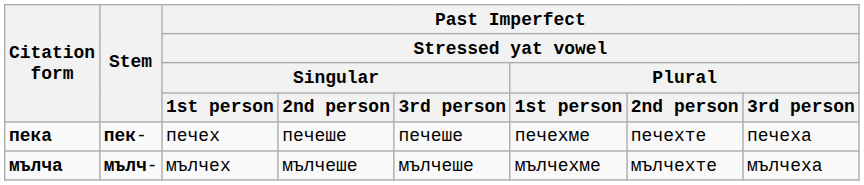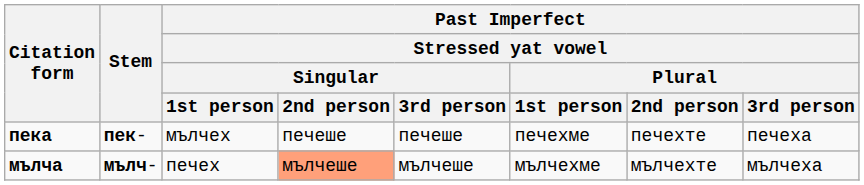(193, 136) печех -> (198, 136) мълчех
(198, 166) мълчех -> (193, 166) печех
(320, 166) no background -> (320, 166) lightsalmon background
